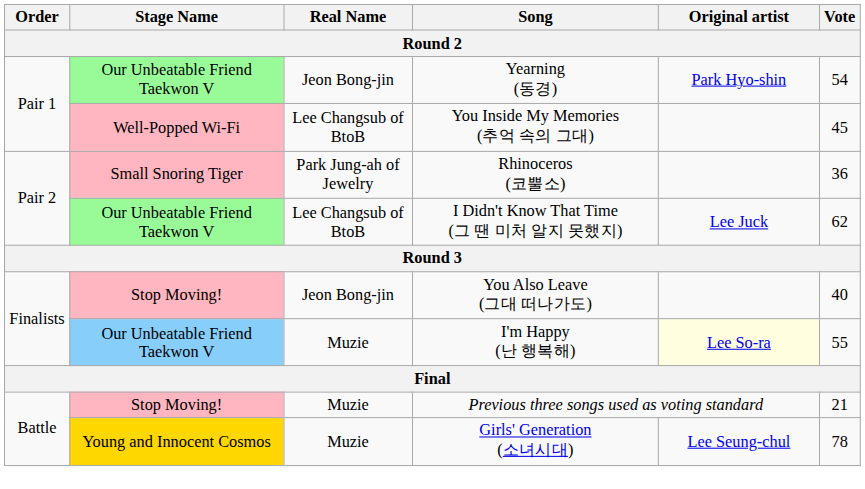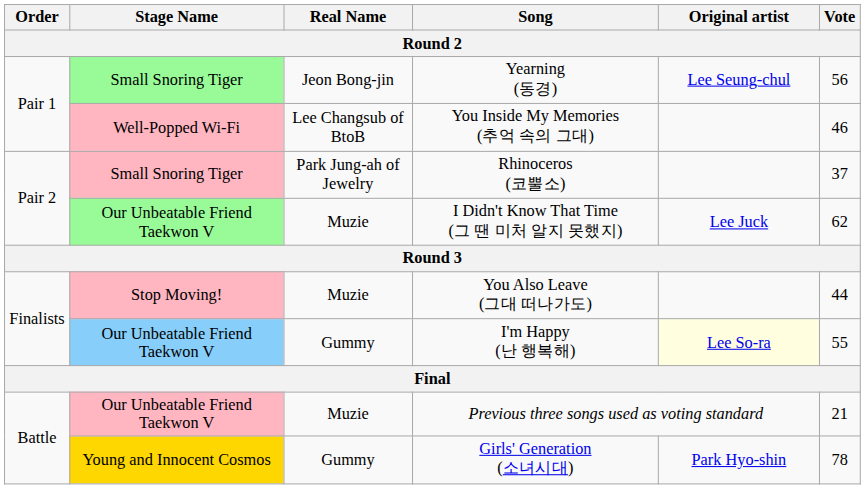(177, 79) Our Unbeatable Friend Taekwon V -> (177, 79) Small Snoring Tiger
(739, 79) Park Hyo-shin -> (739, 79) Lee Seung-chul
(840, 79) 54 -> (840, 79) 56
(840, 127) 45 -> (840, 127) 46
(840, 174) 36 -> (840, 174) 37
(348, 221) Lee Changsub of BtoB -> (348, 221) Muzie
(348, 295) Jeon Bong-jin -> (348, 295) Muzie
(840, 295) 40 -> (840, 295) 44
(348, 342) Muzie -> (348, 342) Gummy
(177, 404) Stop Moving! -> (177, 413) Our Unbeatable Friend Taekwon V
(348, 441) Muzie -> (348, 459) Gummy
(739, 441) Lee Seung-chul -> (739, 459) Park Hyo-shin
